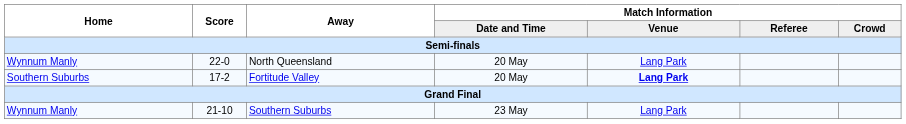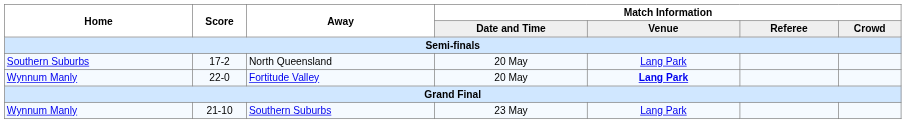(42, 62) Wynnum Manly -> (48, 62) Southern Suburbs
(220, 62) 22-0 -> (220, 62) 17-2
(48, 78) Southern Suburbs -> (42, 78) Wynnum Manly
(220, 78) 17-2 -> (220, 78) 22-0
